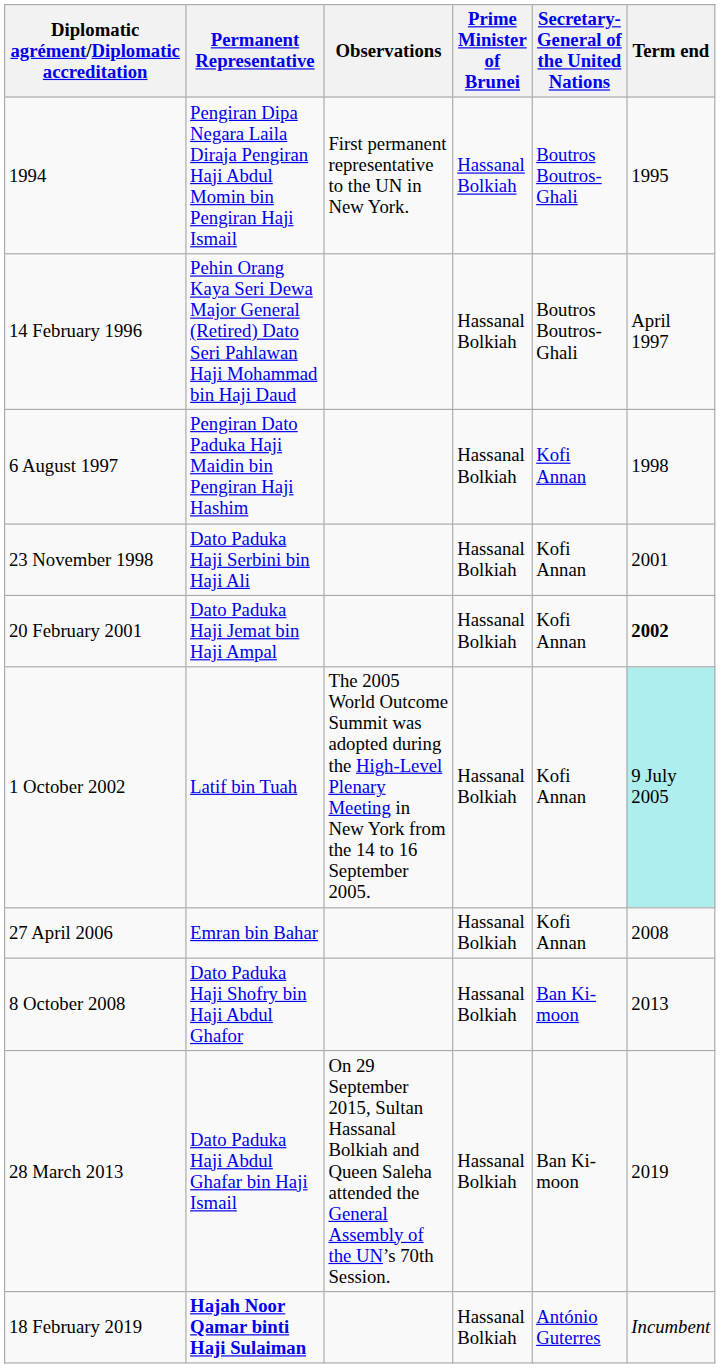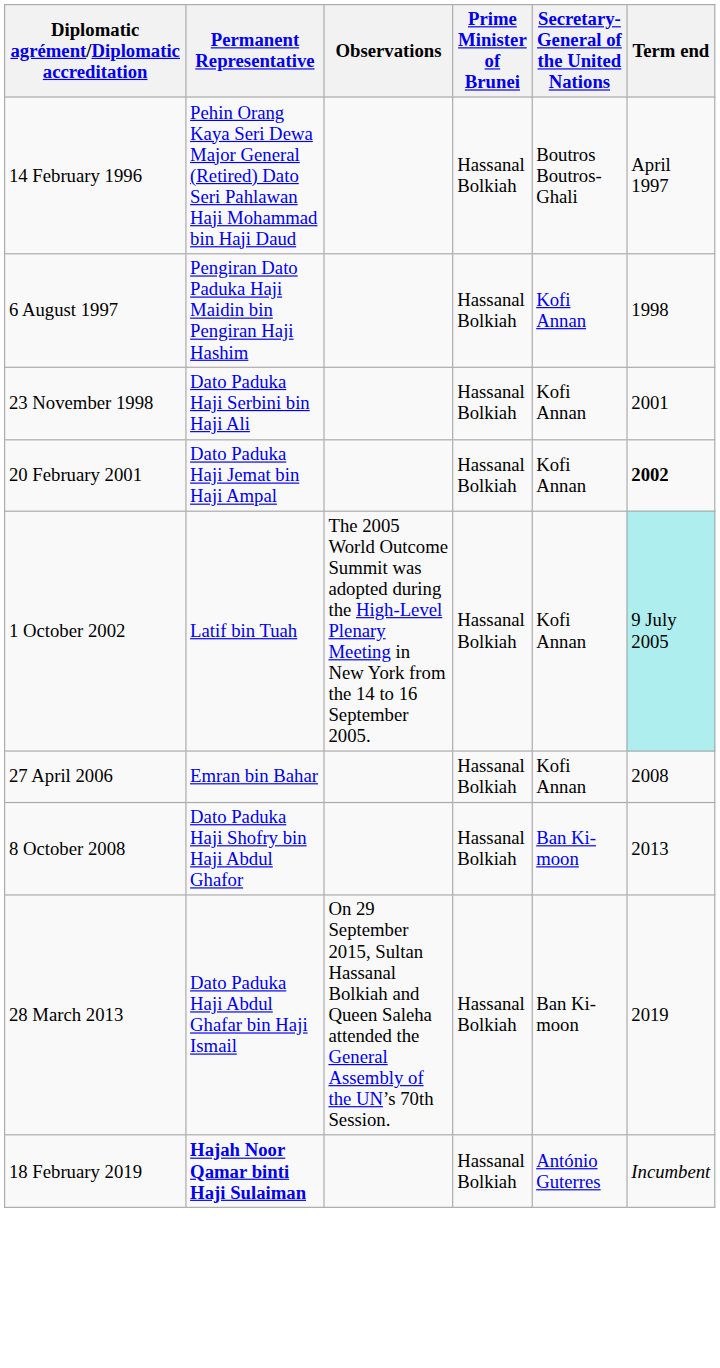- row: (28, 175)
